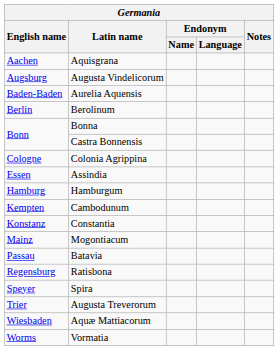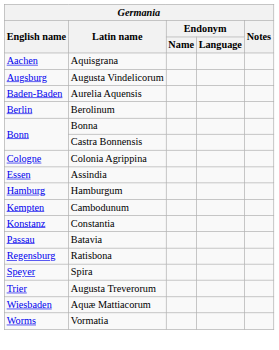- row: (100, 239)
